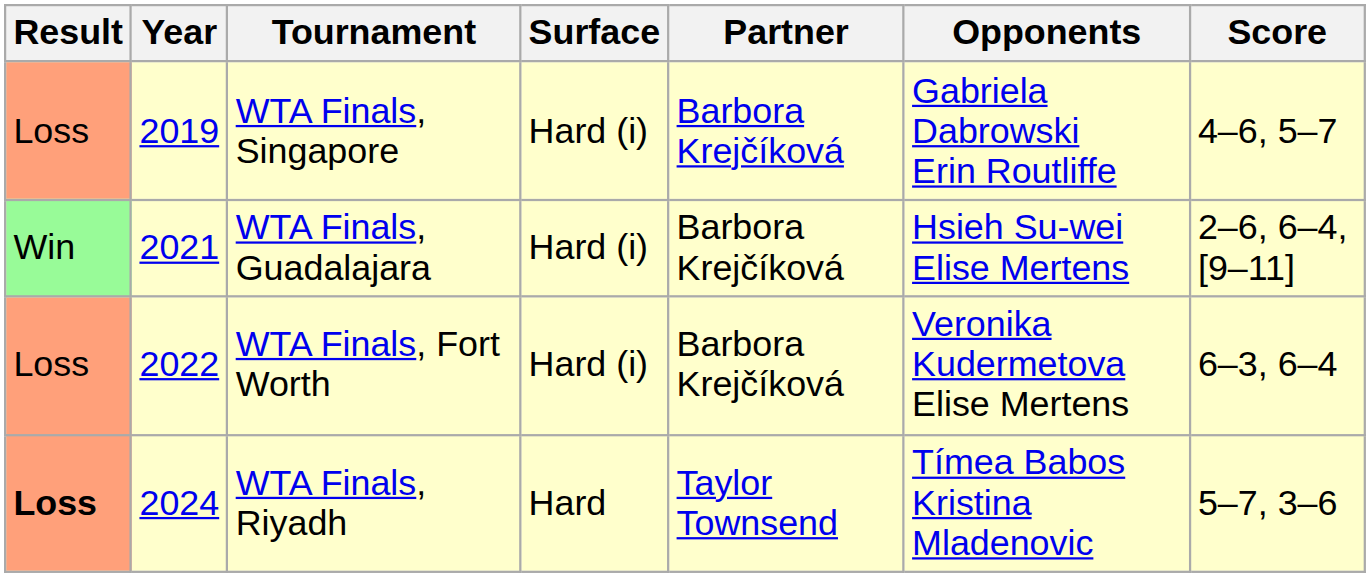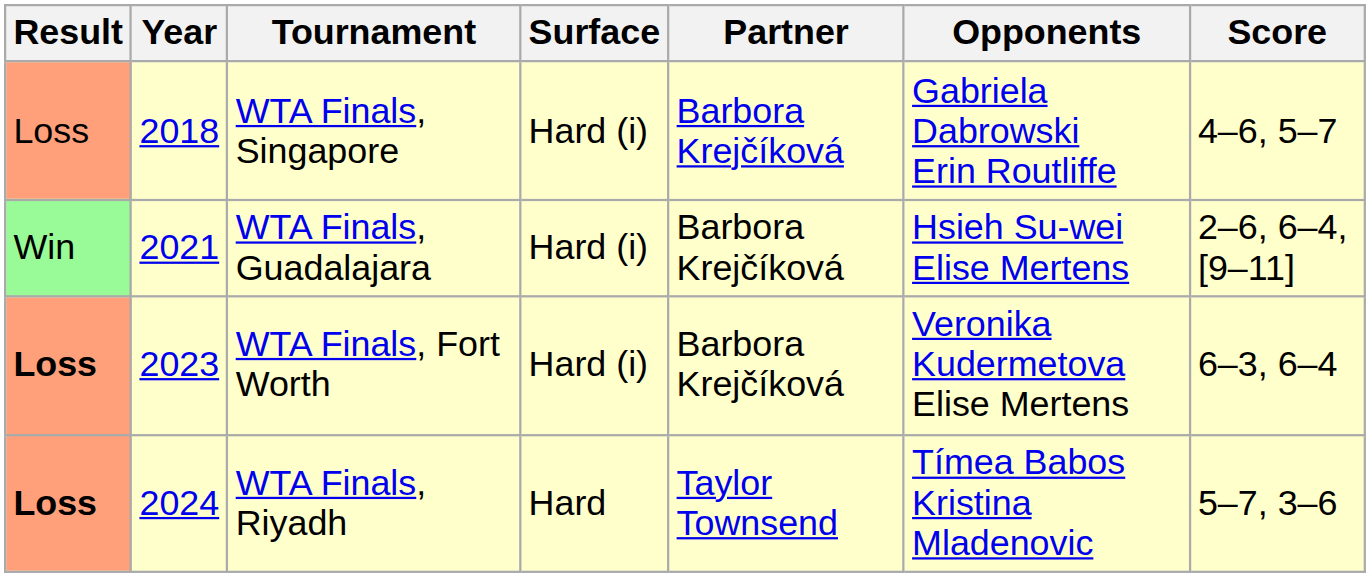(179, 130) 2019 -> (179, 130) 2018
(51, 364) normal -> (55, 364) bold
(179, 364) 2022 -> (179, 364) 2023
